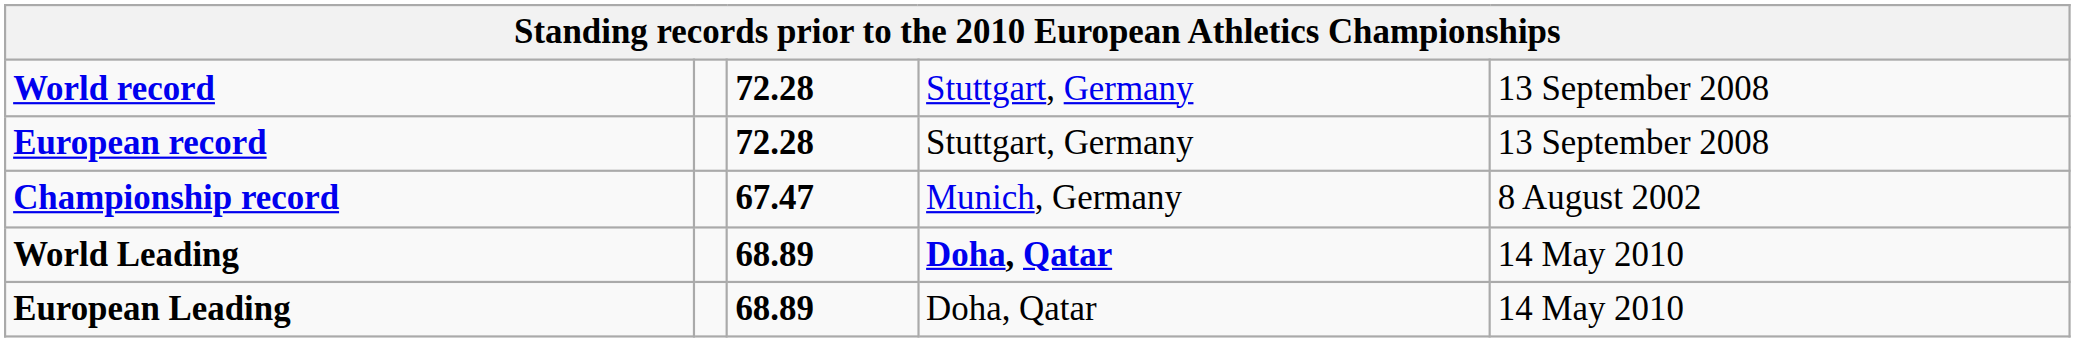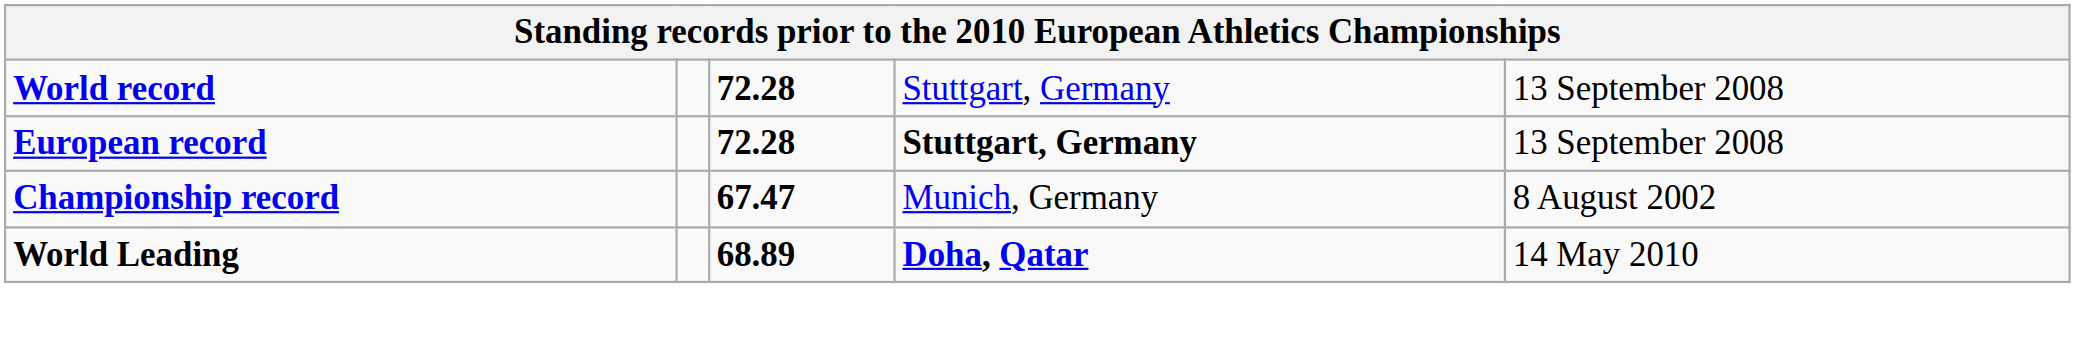(1060, 142) normal -> (1050, 142) bold
- row: (152, 308)
